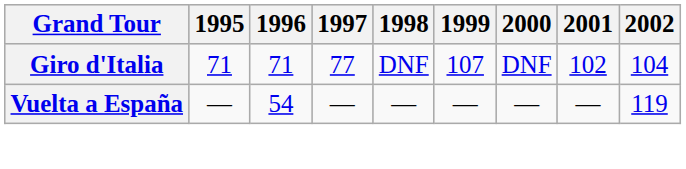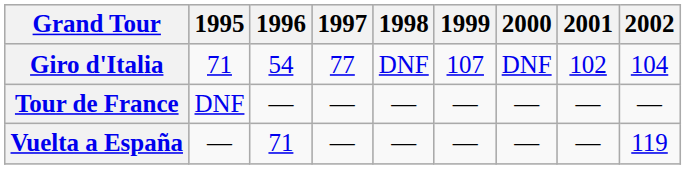(281, 63) 71 -> (281, 63) 54
+ row: (97, 103)
(281, 103) 54 -> (281, 143) 71
